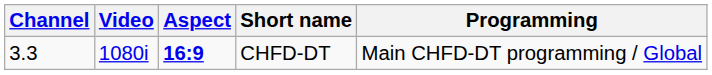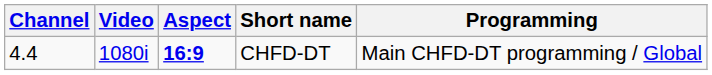(23, 52) 3.3 -> (23, 52) 4.4
